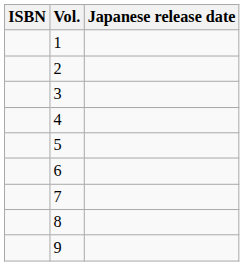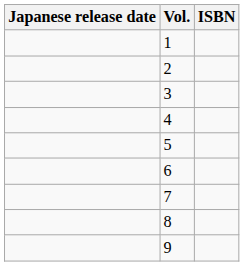columns swapped: (162, 17) <-> (27, 17)
